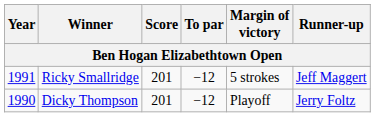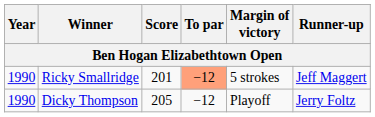(21, 78) 1991 -> (21, 78) 1990
(204, 78) no background -> (204, 78) lightsalmon background
(162, 100) 201 -> (162, 100) 205
